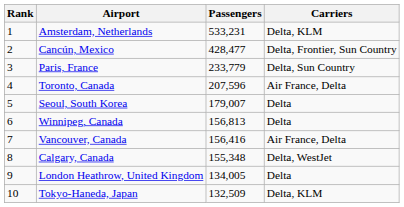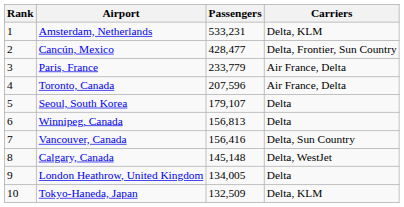(311, 67) Delta, Sun Country -> (306, 67) Air France, Delta
(227, 103) 179,007 -> (227, 103) 179,107
(306, 139) Air France, Delta -> (311, 139) Delta, Sun Country
(227, 157) 155,348 -> (227, 157) 145,148
